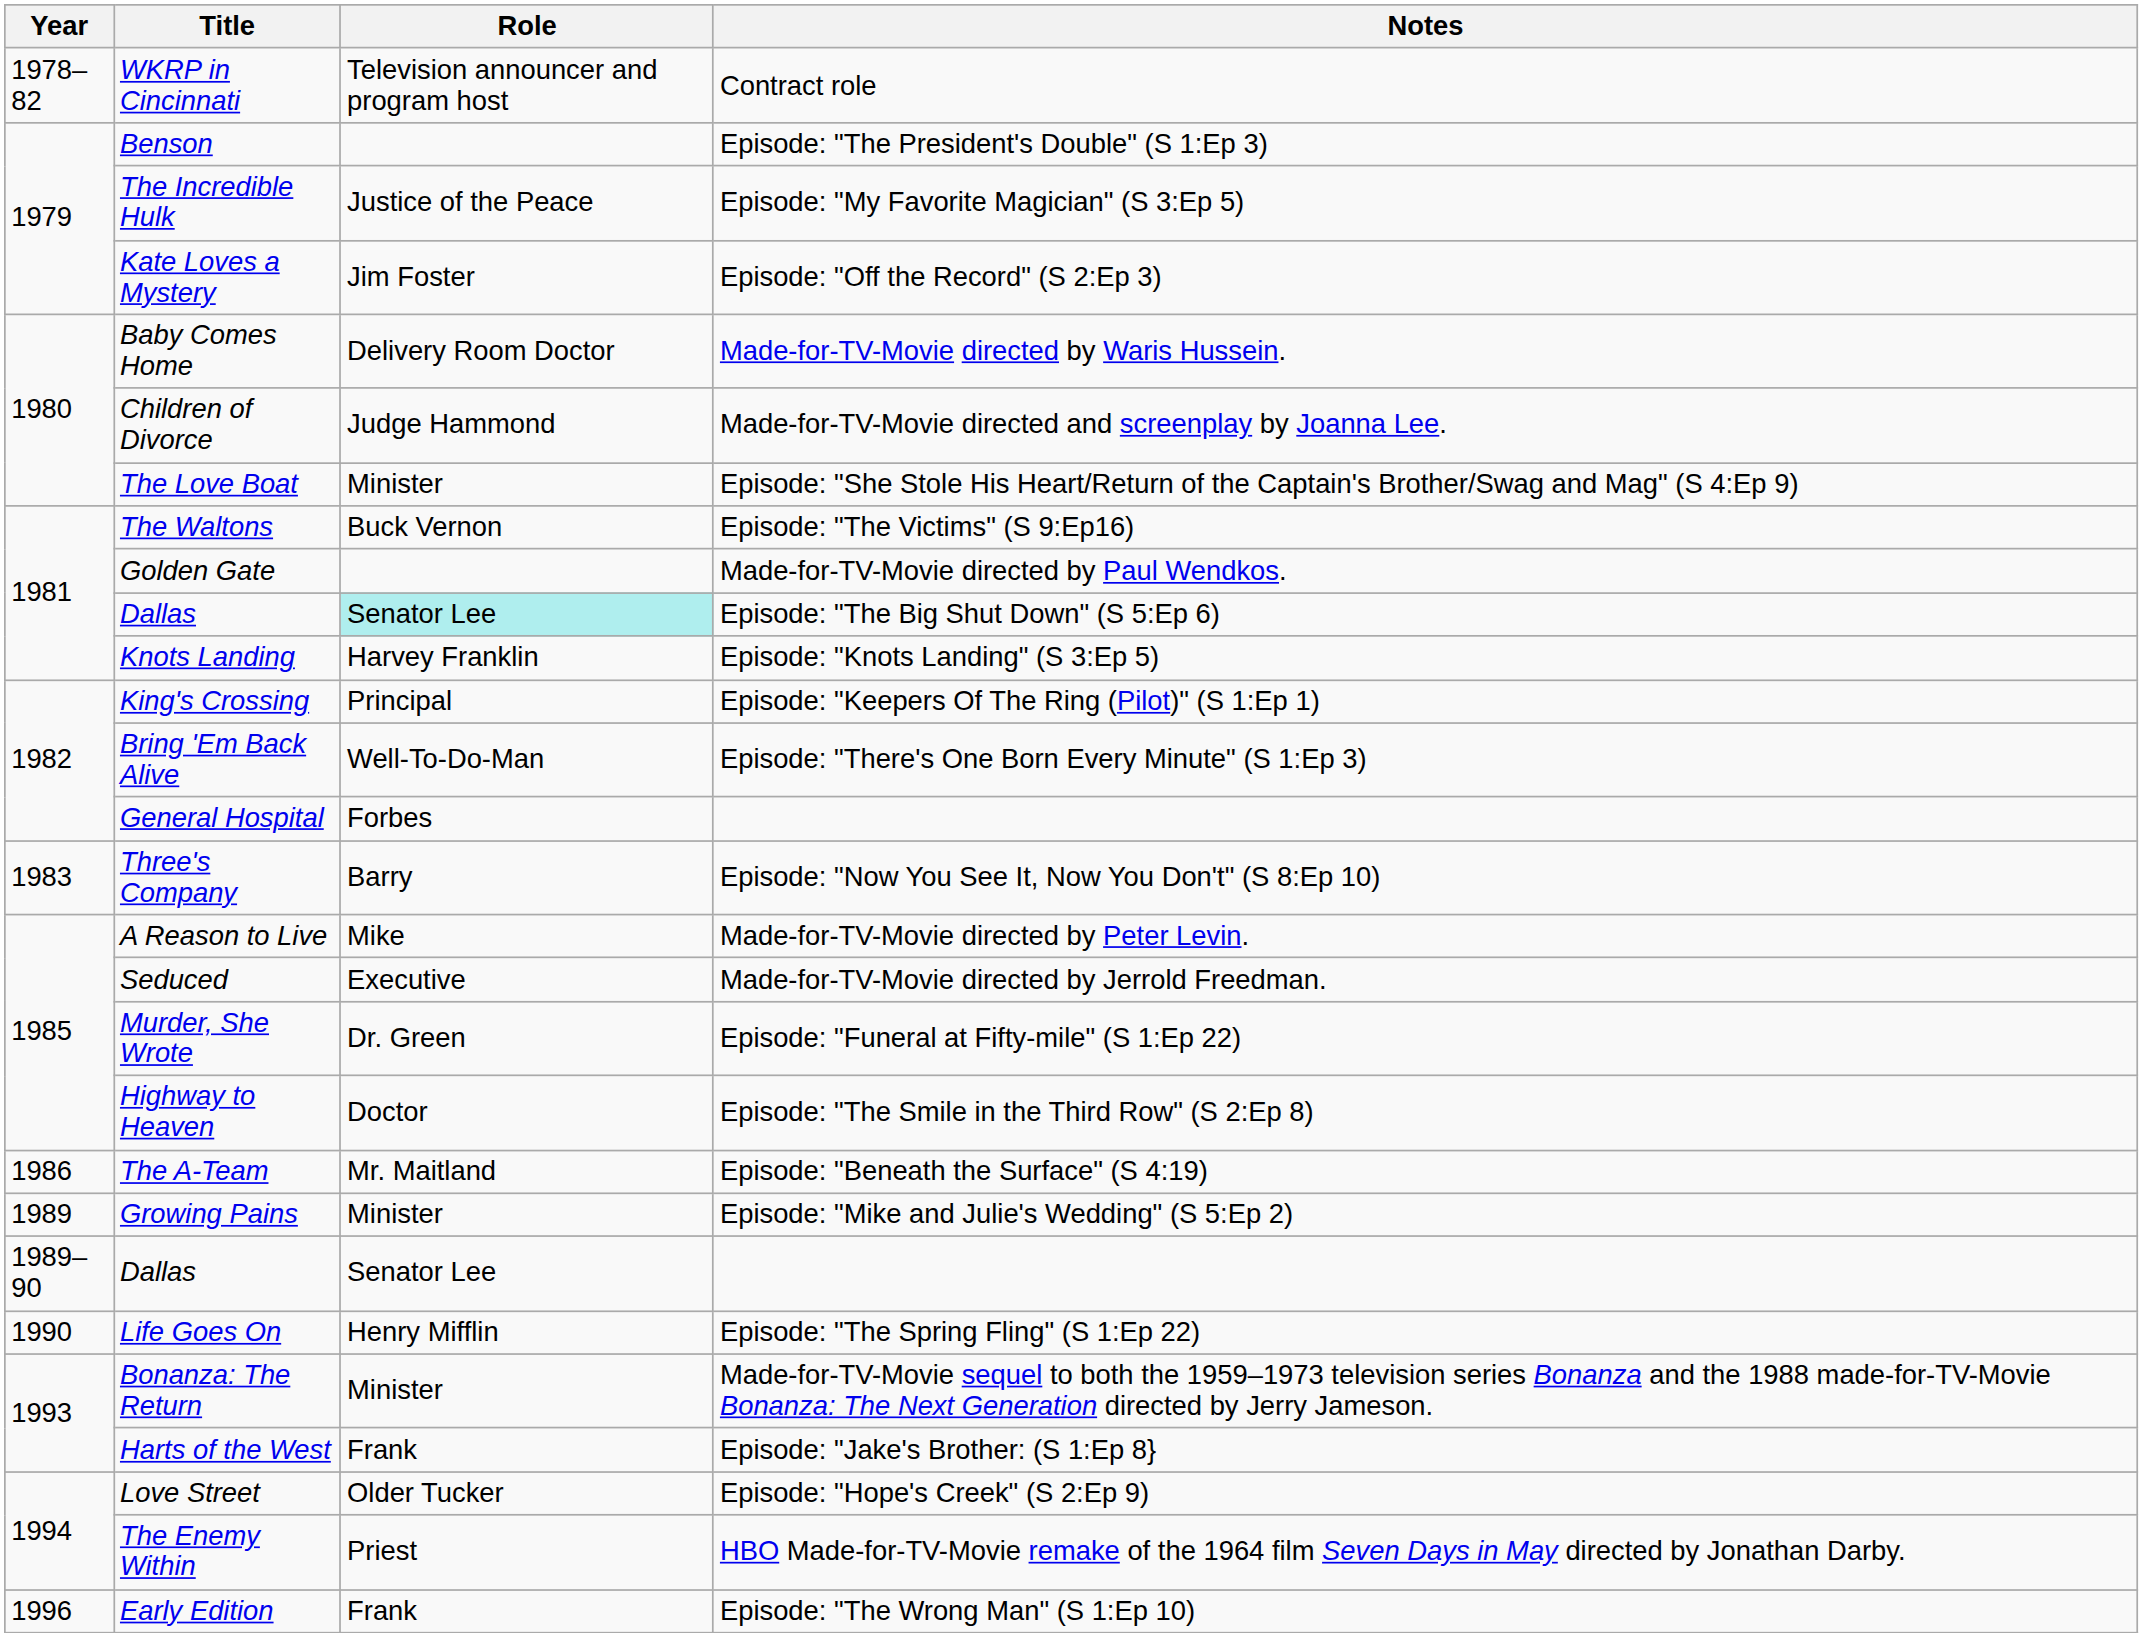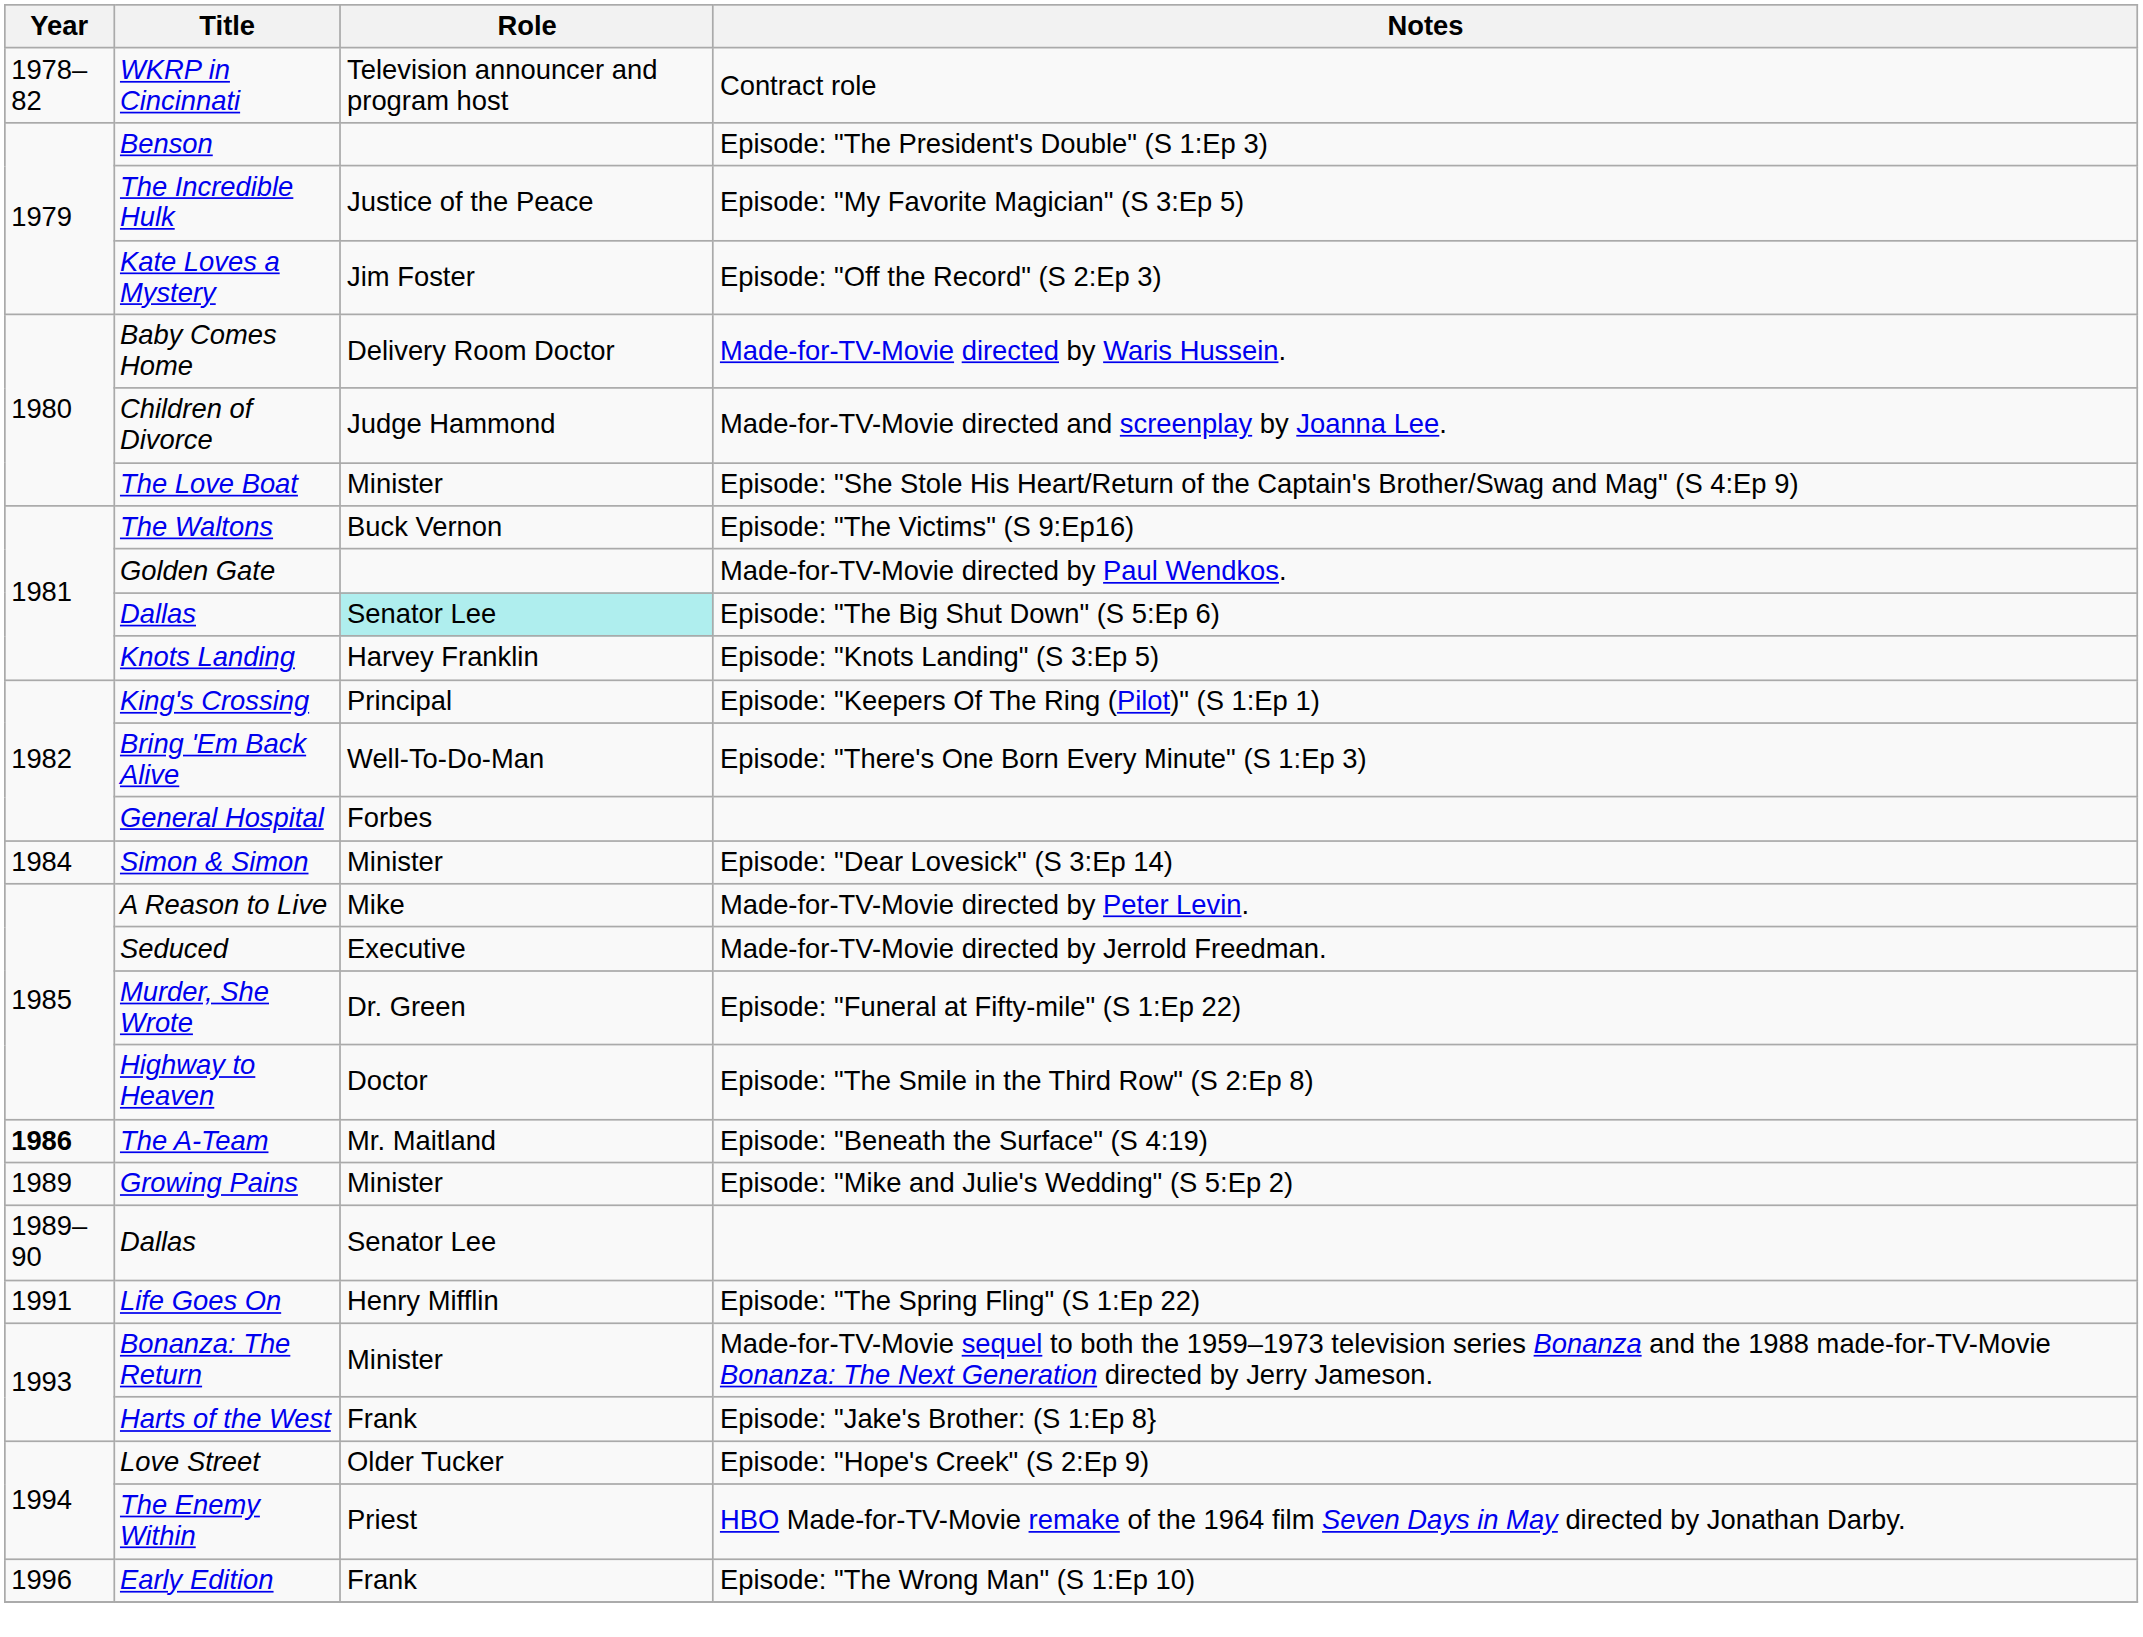- row: (179, 877)
+ row: (214, 861)
(42, 1171) normal -> (42, 1140) bold
(42, 1331) 1990 -> (42, 1301) 1991
